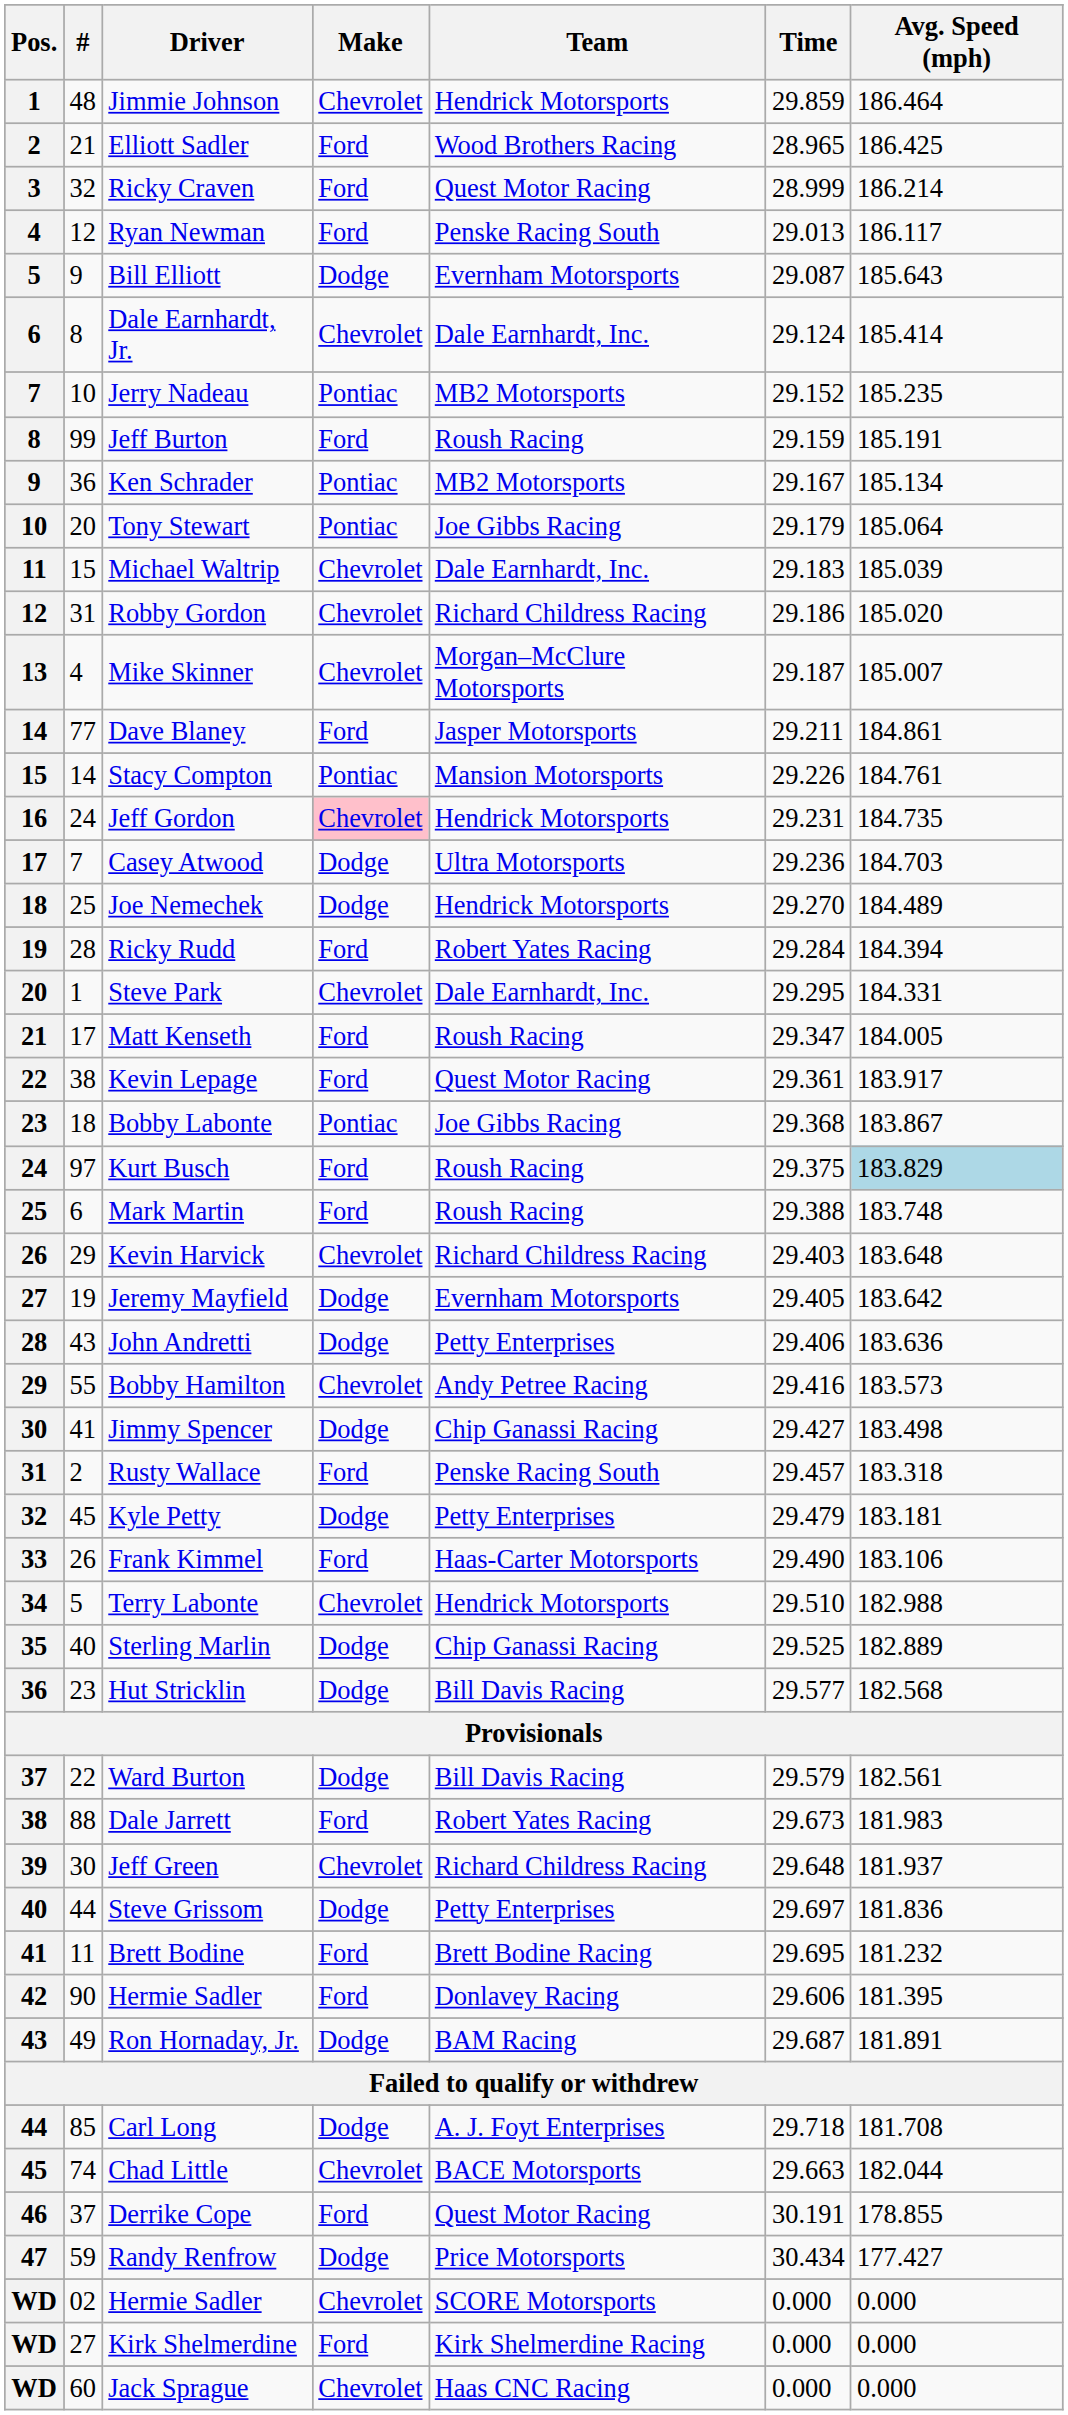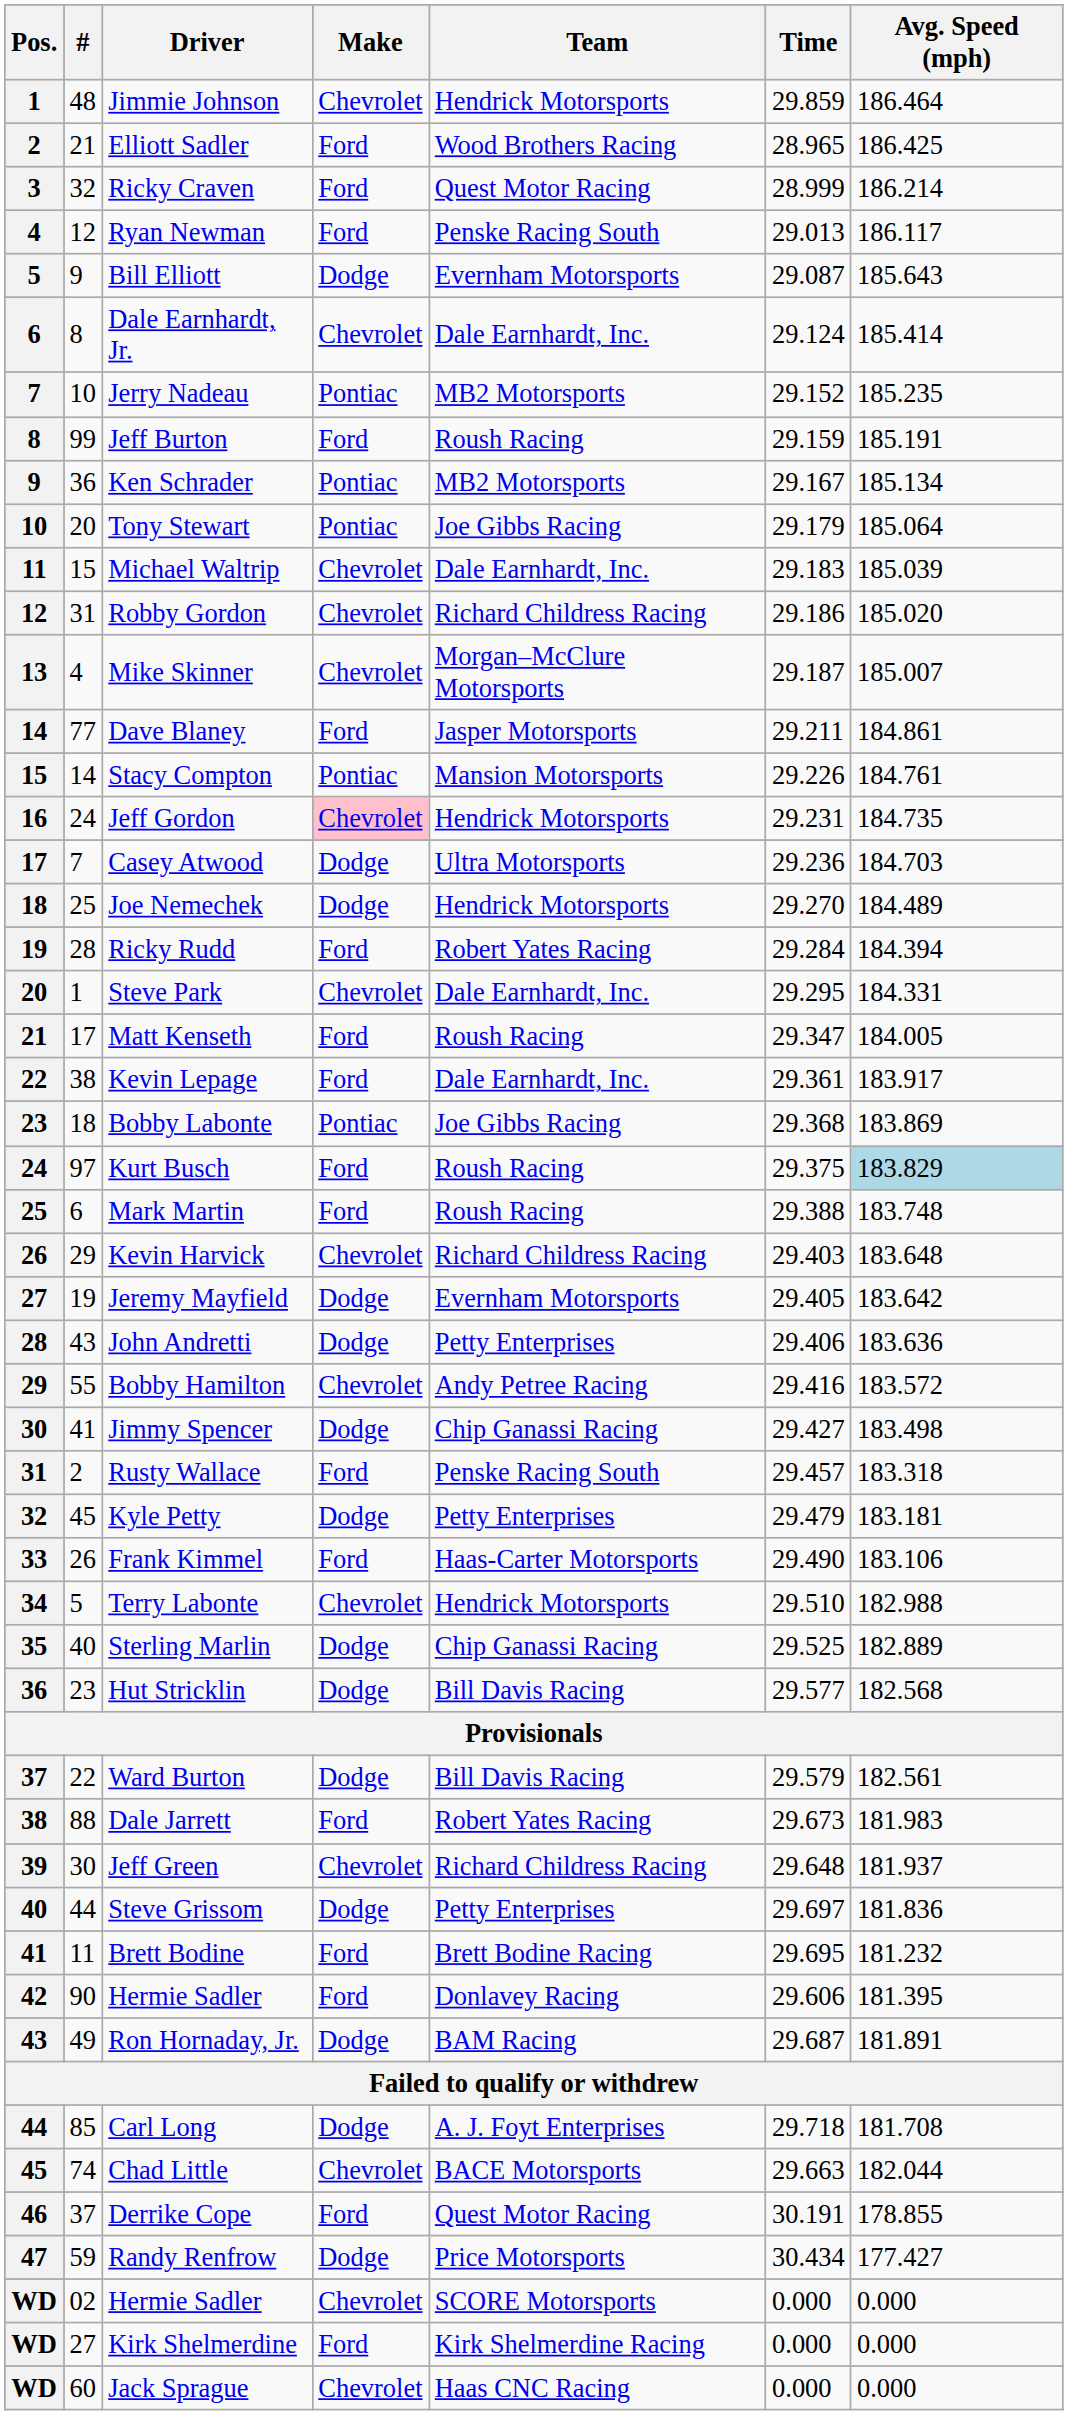(543, 1079) Quest Motor Racing -> (542, 1079) Dale Earnhardt, Inc.
(900, 1123) 183.867 -> (900, 1123) 183.869
(900, 1385) 183.573 -> (900, 1385) 183.572
